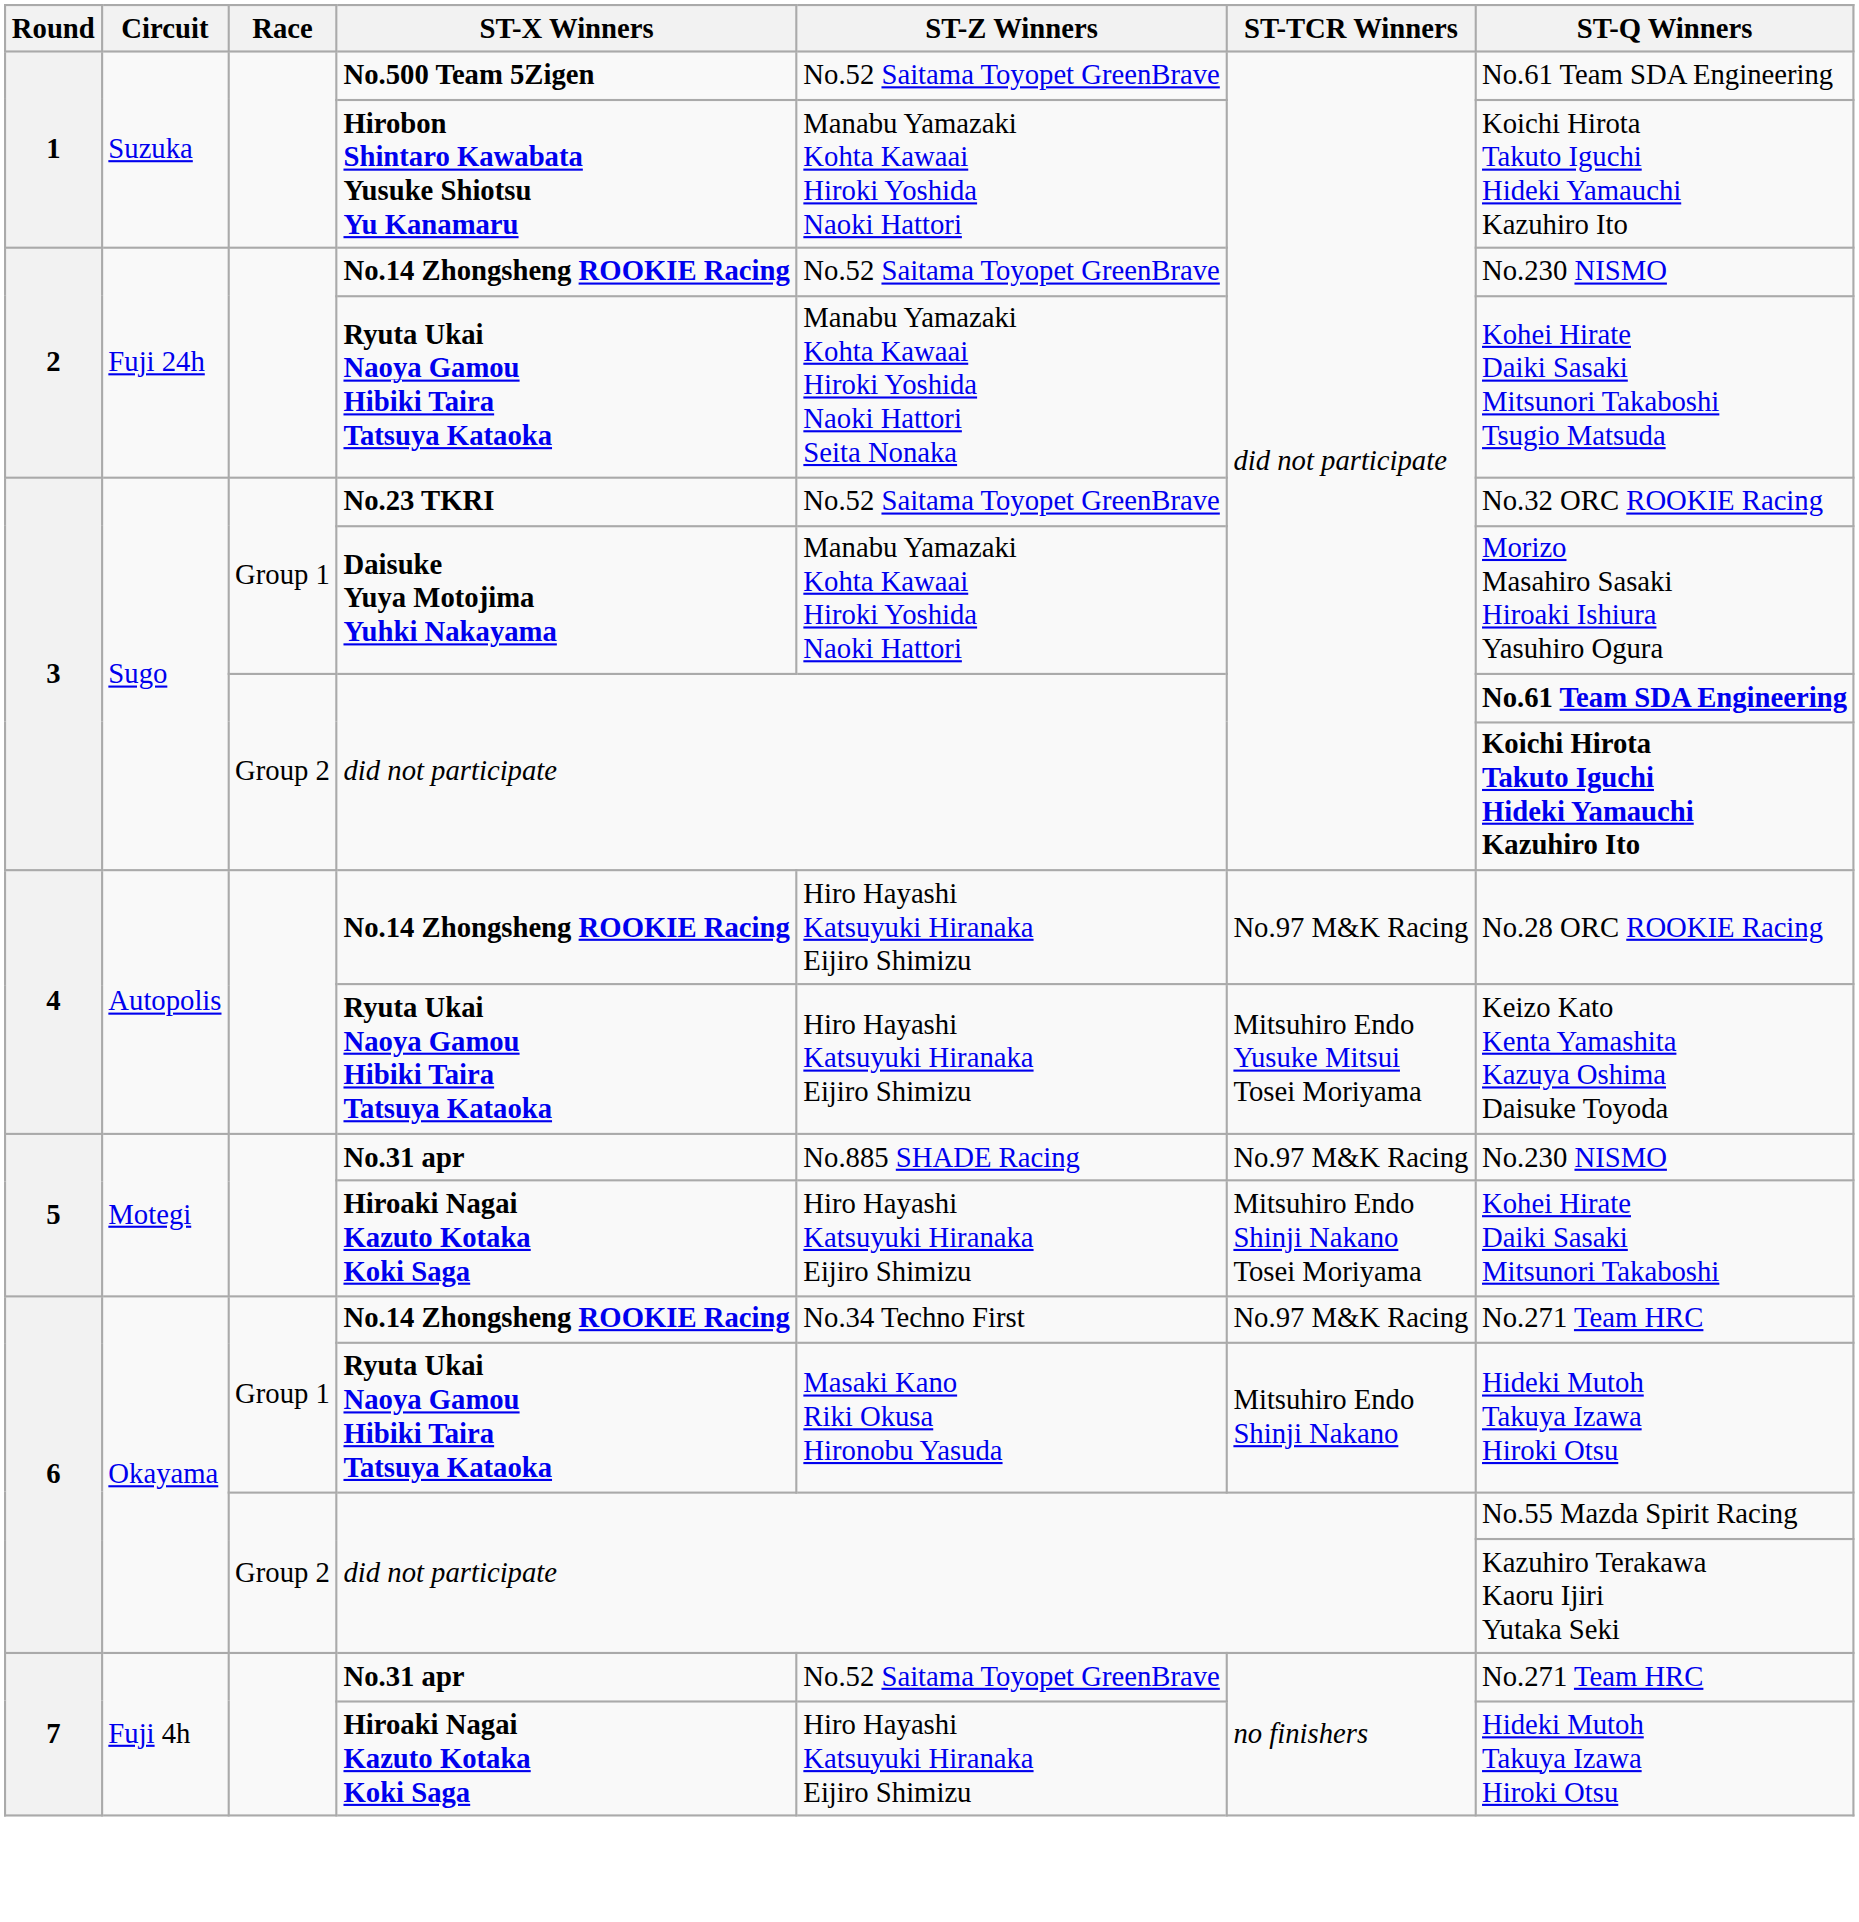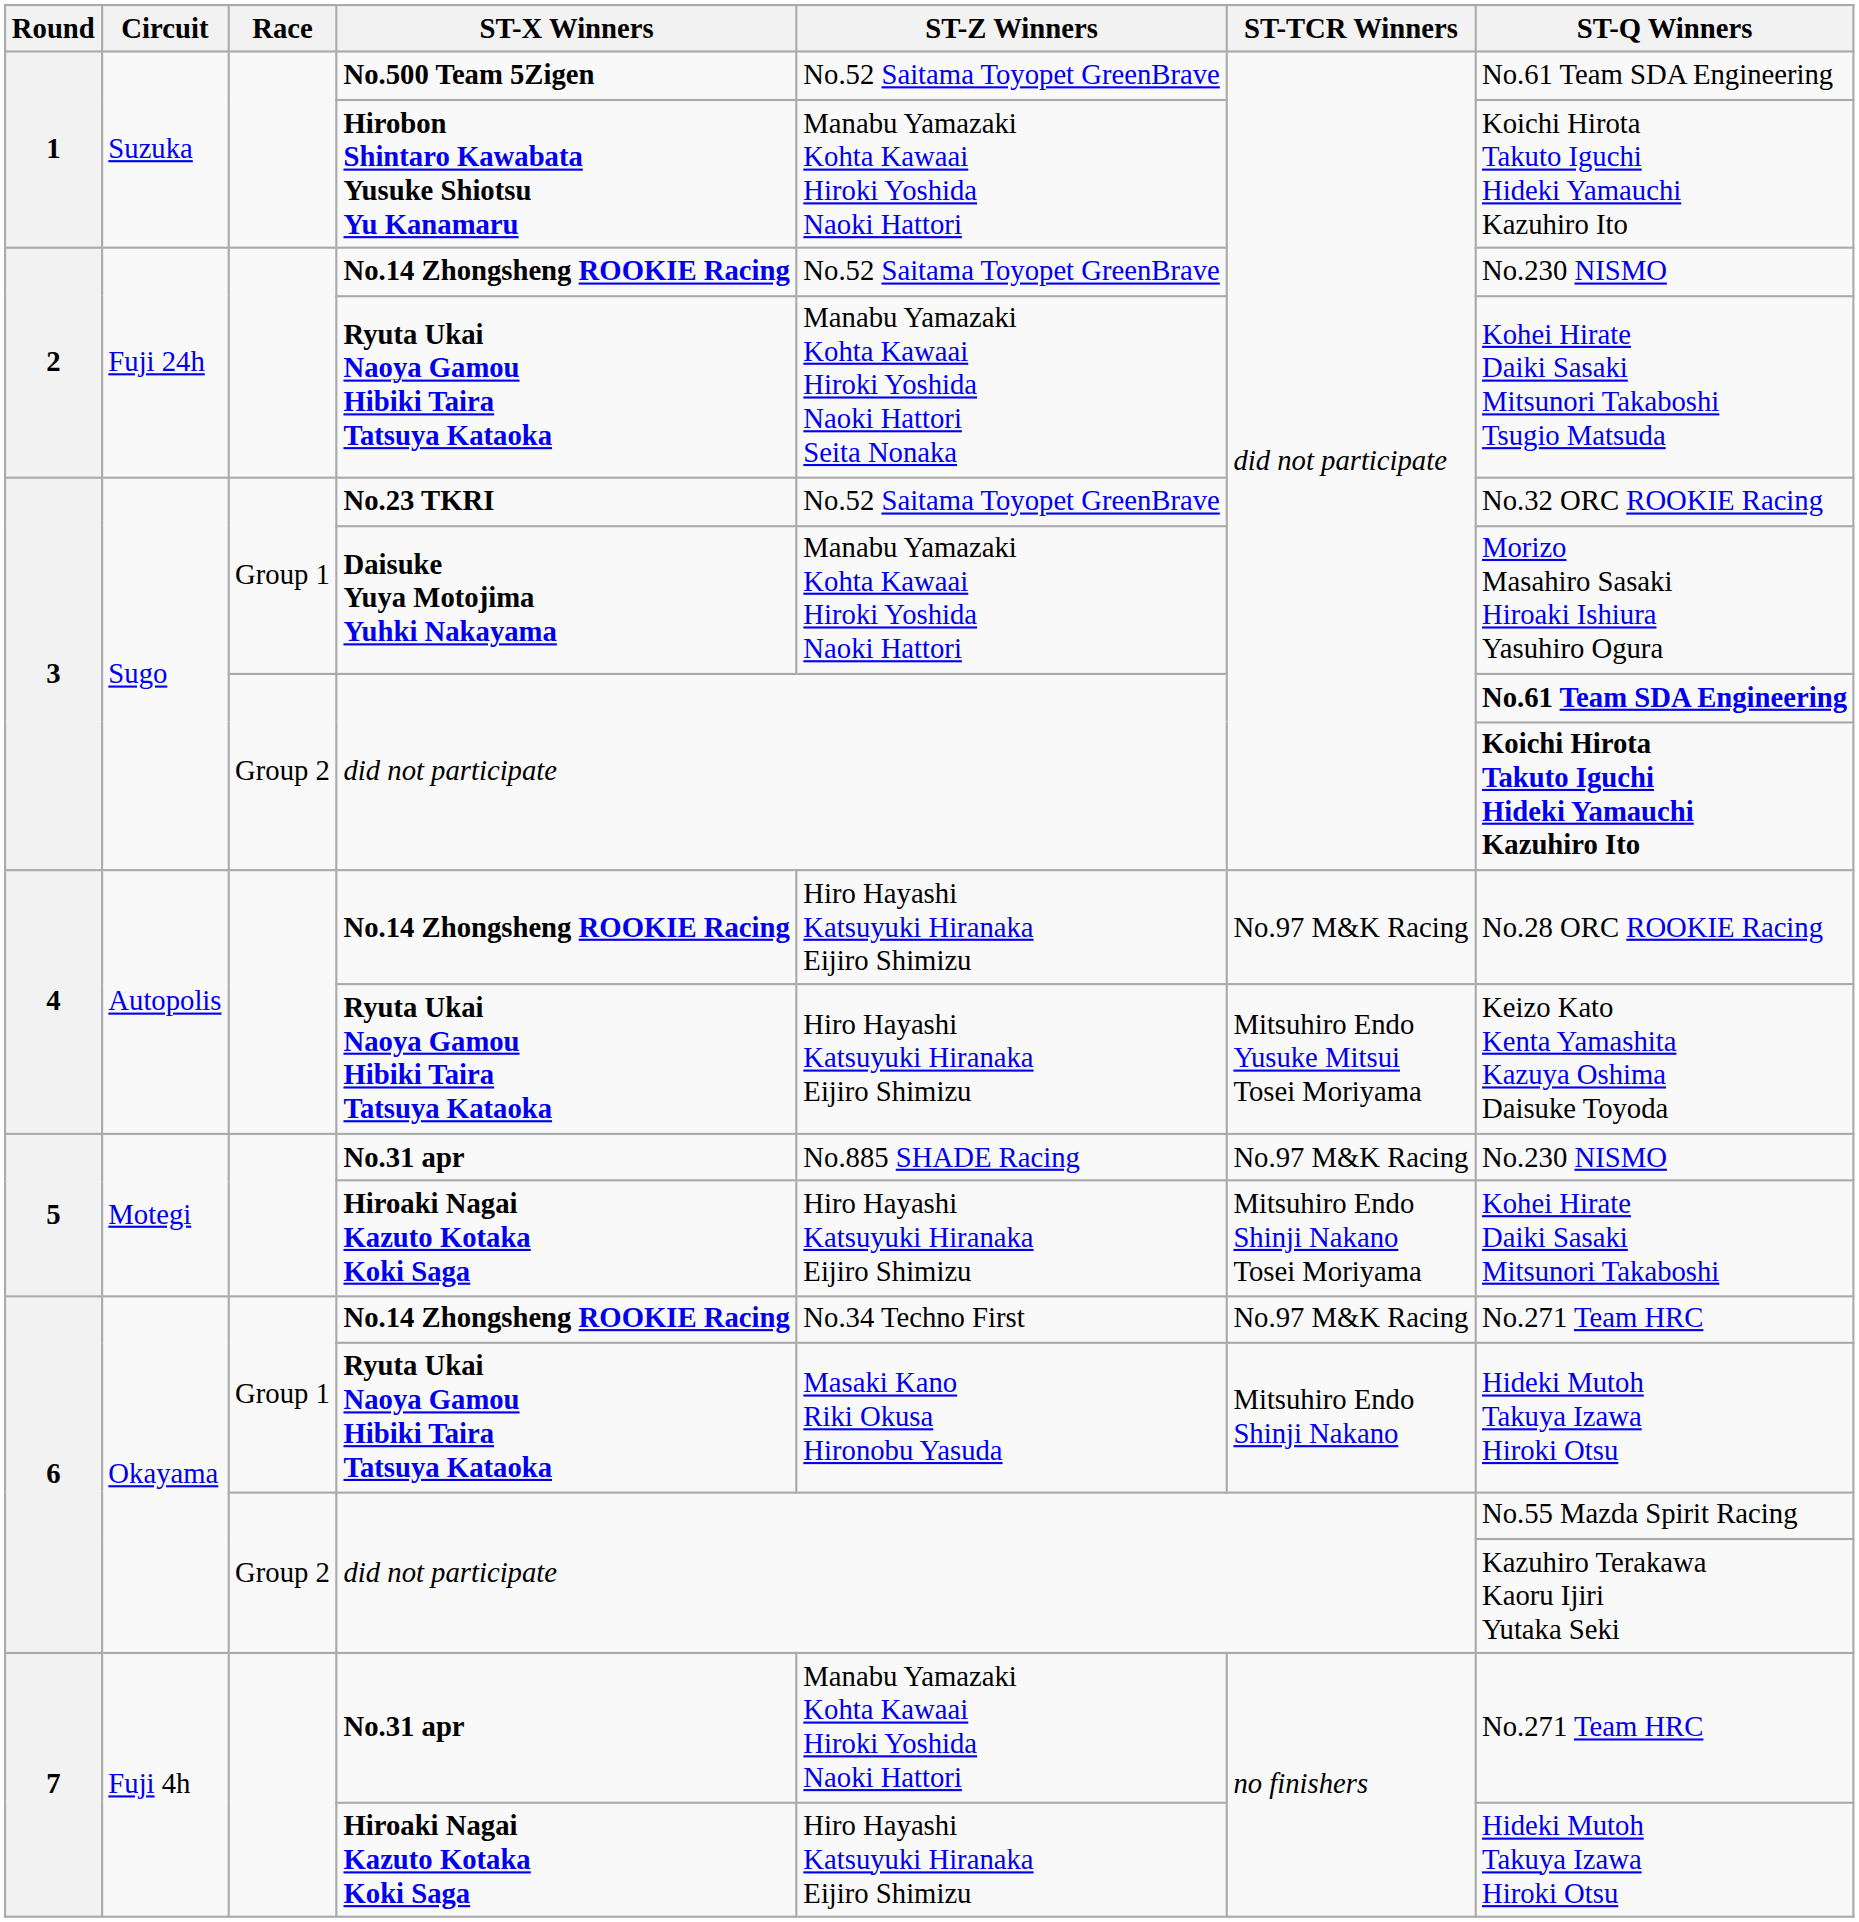(1012, 1676) No.52 Saitama Toyopet GreenBrave -> (910, 1727) Manabu Yamazaki Kohta Kawaai Hiroki Yoshida Naoki Hattori
